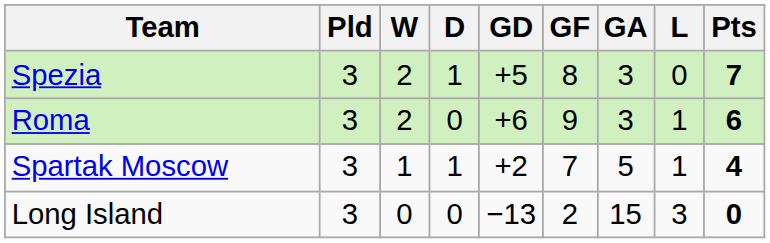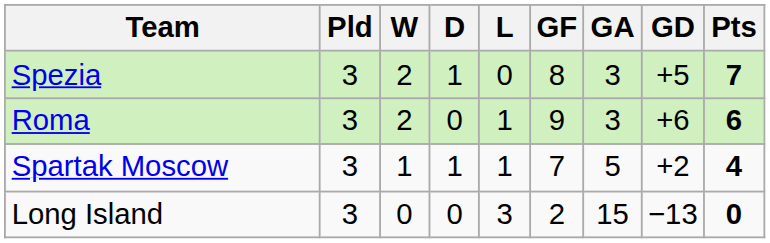columns swapped: (679, 27) <-> (511, 27)
